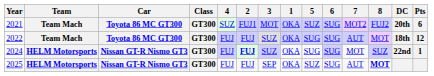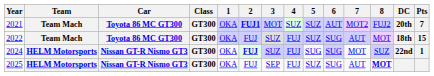columns swapped: (291, 10) <-> (227, 10)
(248, 24) normal -> (250, 24) bold
(332, 24) SUG -> (334, 24) AUT
(420, 24) 6 -> (422, 24) 7
(312, 37) SUG -> (313, 37) SUZ
(420, 37) 12 -> (422, 37) 15
